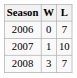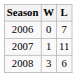(64, 47) 10 -> (64, 47) 11
(64, 64) 7 -> (64, 64) 6
